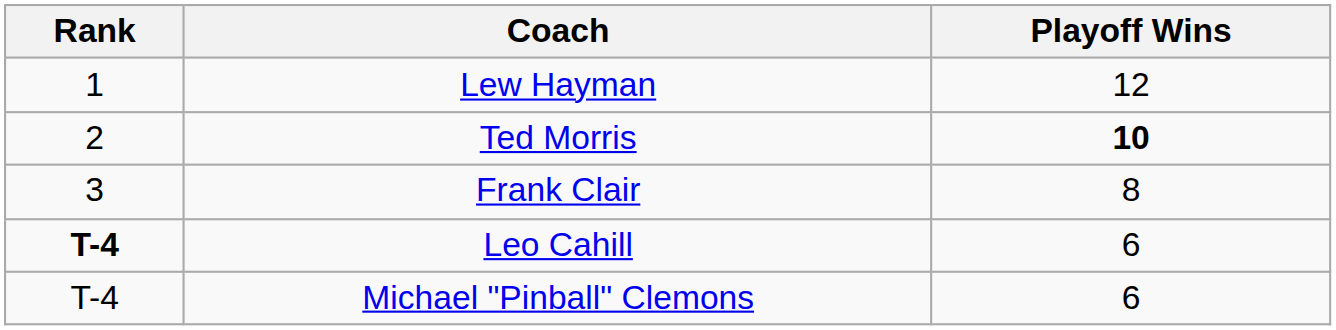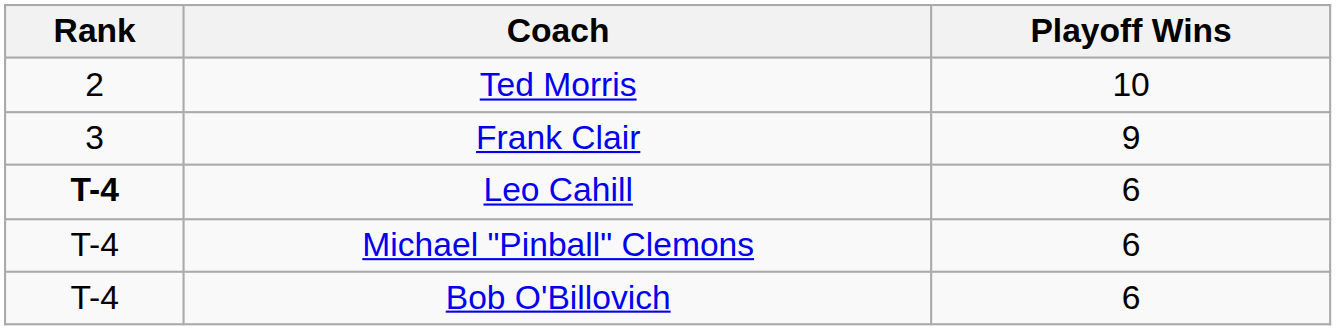- row: (558, 84)
(1131, 137) bold -> (1131, 84) normal
(1131, 191) 8 -> (1131, 137) 9
+ row: (558, 297)
